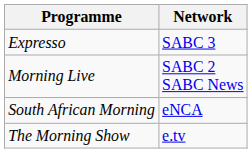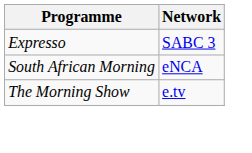- row: (51, 76)
